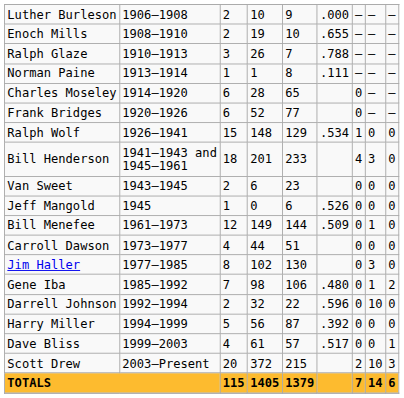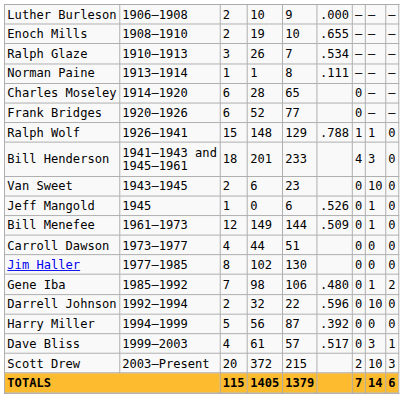(335, 54) .788 -> (335, 54) .534
(335, 133) .534 -> (335, 133) .788
(372, 133) 0 -> (372, 133) 1
(372, 186) 0 -> (375, 186) 10
(372, 206) 0 -> (372, 206) 1
(372, 265) 3 -> (372, 265) 0
(372, 344) 0 -> (372, 344) 3
